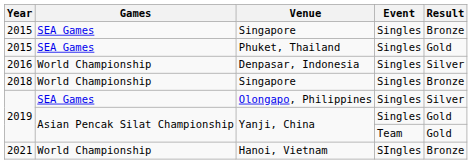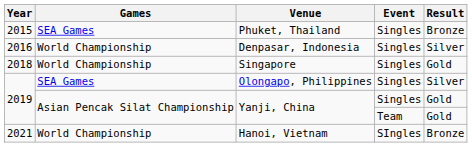- row: (20, 30)
(439, 47) Gold -> (445, 30) Bronze
(445, 82) Bronze -> (439, 64) Gold
